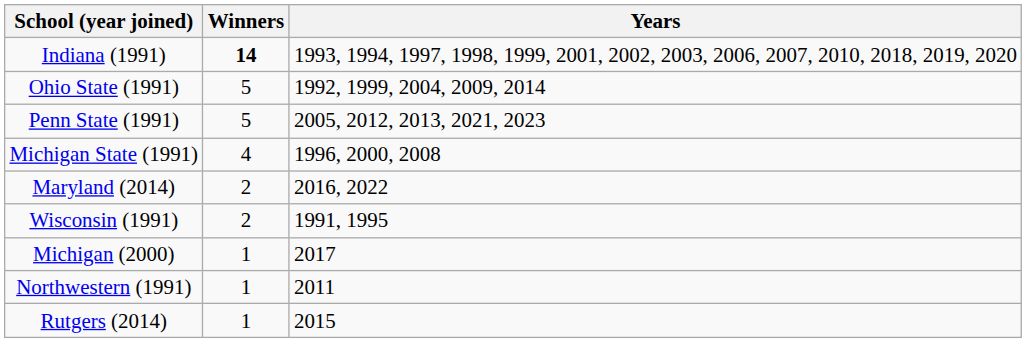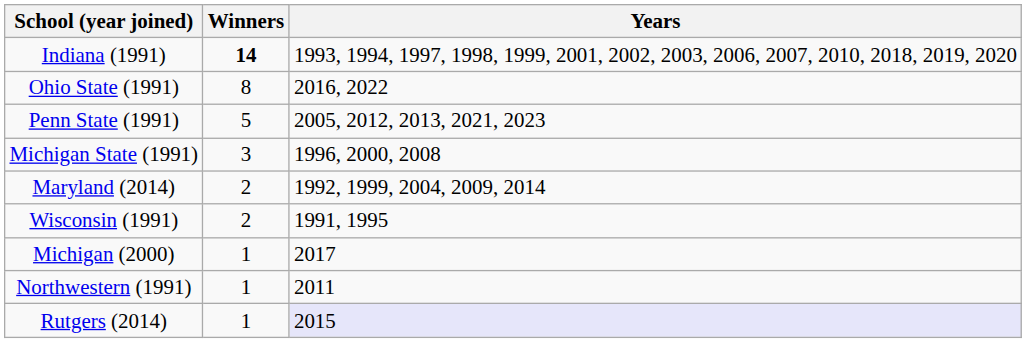(246, 87) 5 -> (246, 87) 8
(420, 87) 1992, 1999, 2004, 2009, 2014 -> (341, 87) 2016, 2022
(246, 154) 4 -> (246, 154) 3
(341, 187) 2016, 2022 -> (420, 187) 1992, 1999, 2004, 2009, 2014
(315, 320) no background -> (315, 320) lavender background
